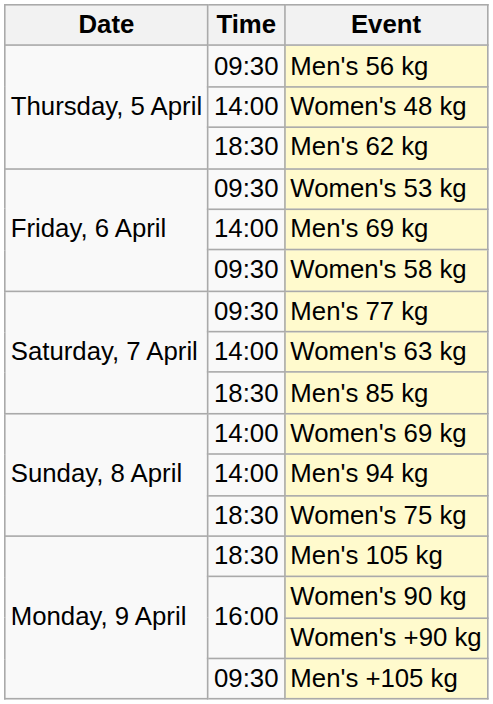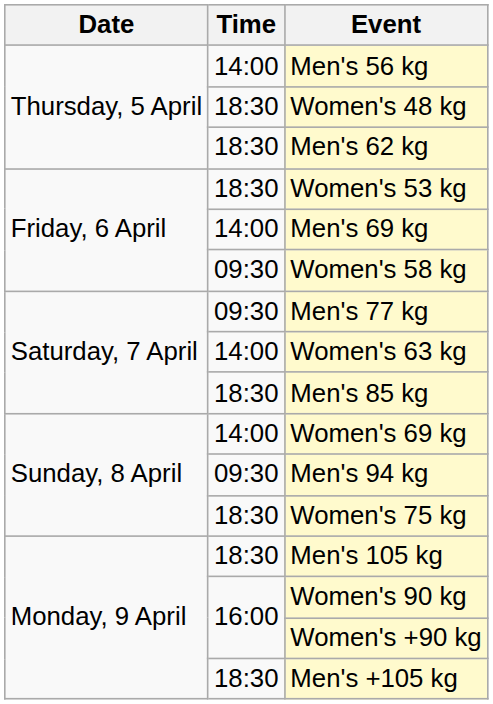(246, 65) 09:30 -> (246, 65) 14:00
(246, 106) 14:00 -> (246, 106) 18:30
(246, 188) 09:30 -> (246, 188) 18:30
(246, 474) 14:00 -> (246, 474) 09:30
(246, 678) 09:30 -> (246, 678) 18:30
